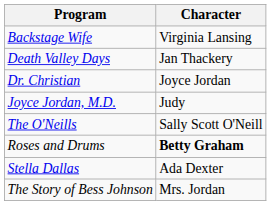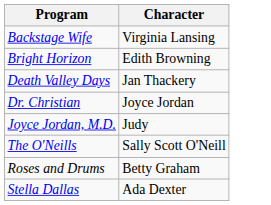+ row: (49, 59)
(201, 146) bold -> (161, 168) normal
- row: (80, 189)
